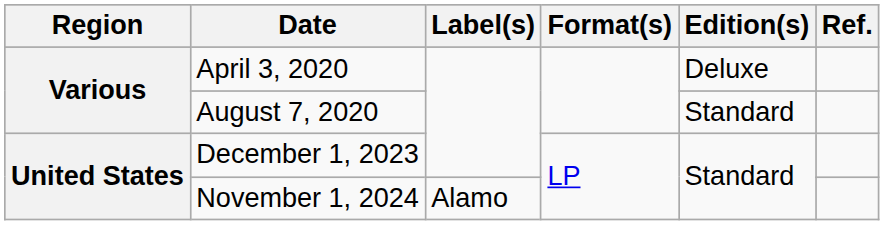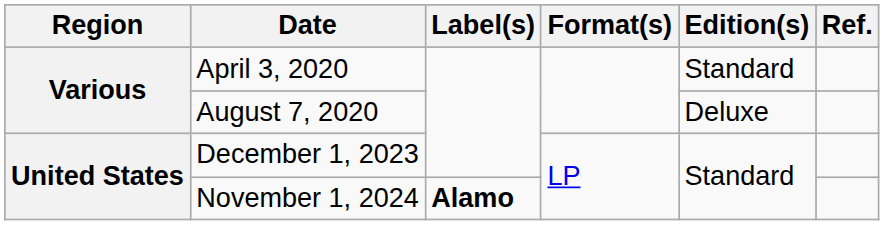(727, 68) Deluxe -> (739, 68) Standard
(739, 111) Standard -> (727, 111) Deluxe
(470, 197) normal -> (473, 197) bold
